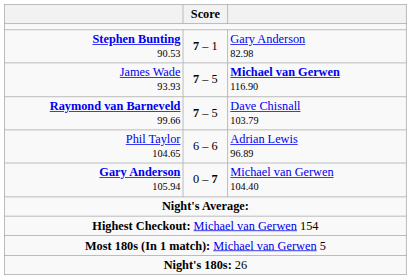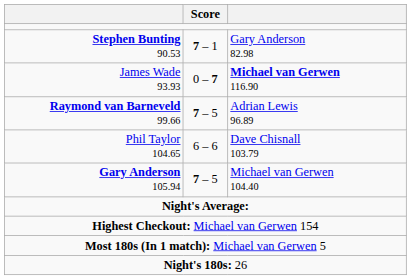(205, 79) 7 – 5 -> (205, 79) 0 – 7
(265, 113) Dave Chisnall 103.79 -> (264, 113) Adrian Lewis 96.89
(264, 146) Adrian Lewis 96.89 -> (265, 146) Dave Chisnall 103.79
(205, 180) 0 – 7 -> (205, 180) 7 – 5
